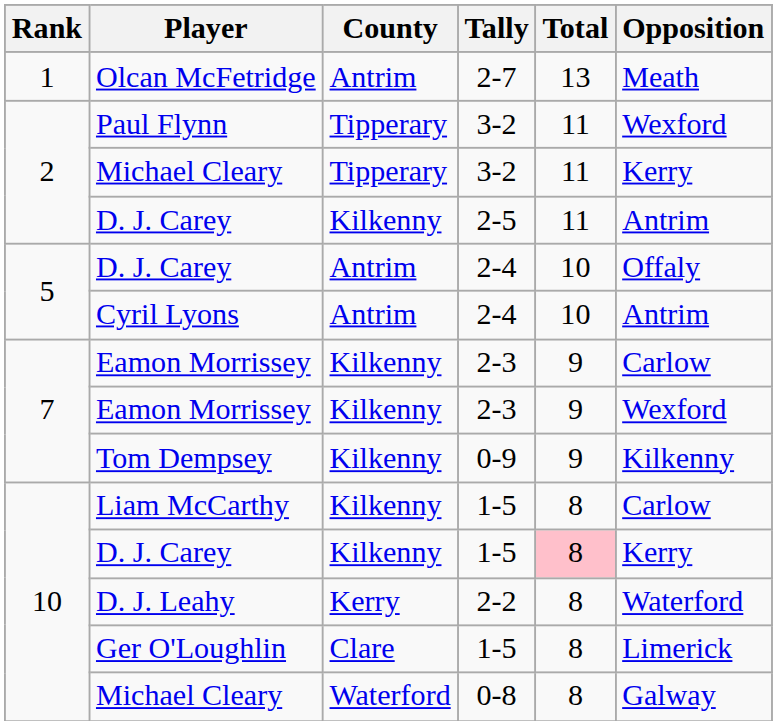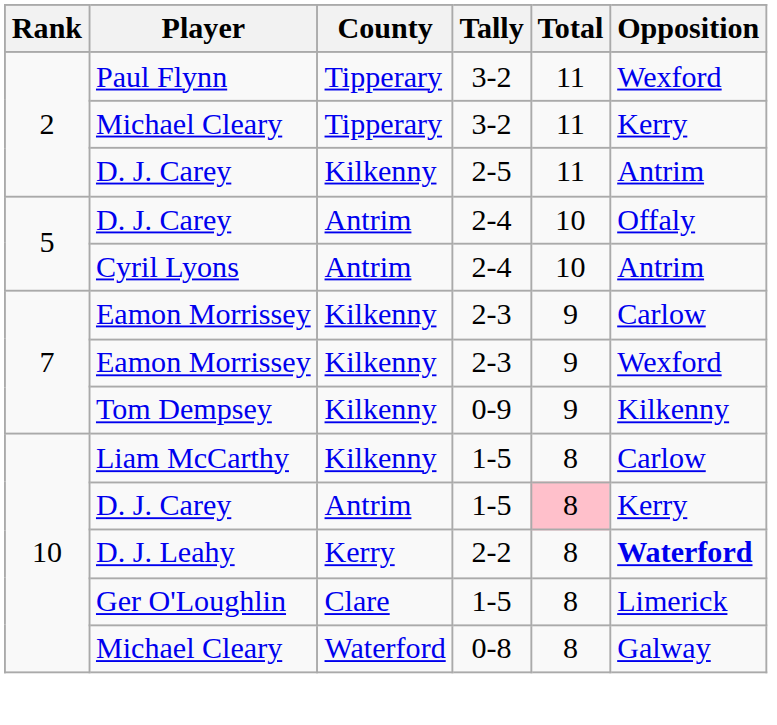- row: (206, 76)
(386, 553) Kilkenny -> (368, 505) Antrim
(683, 600) normal -> (685, 553) bold
